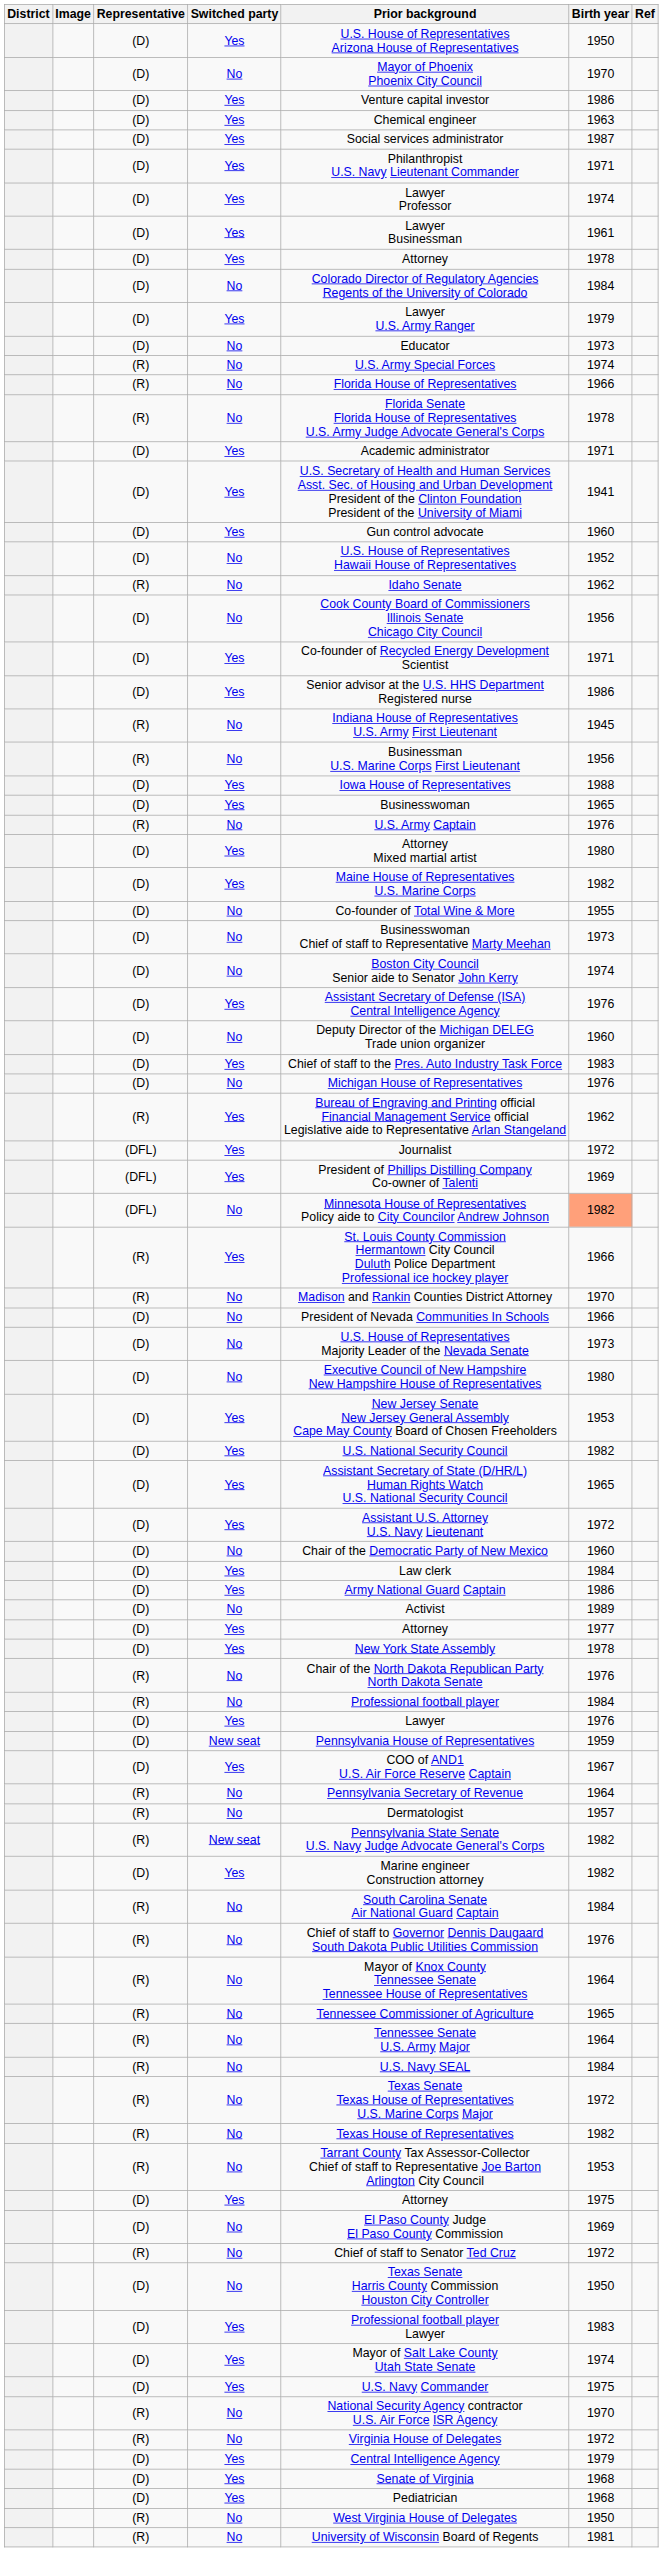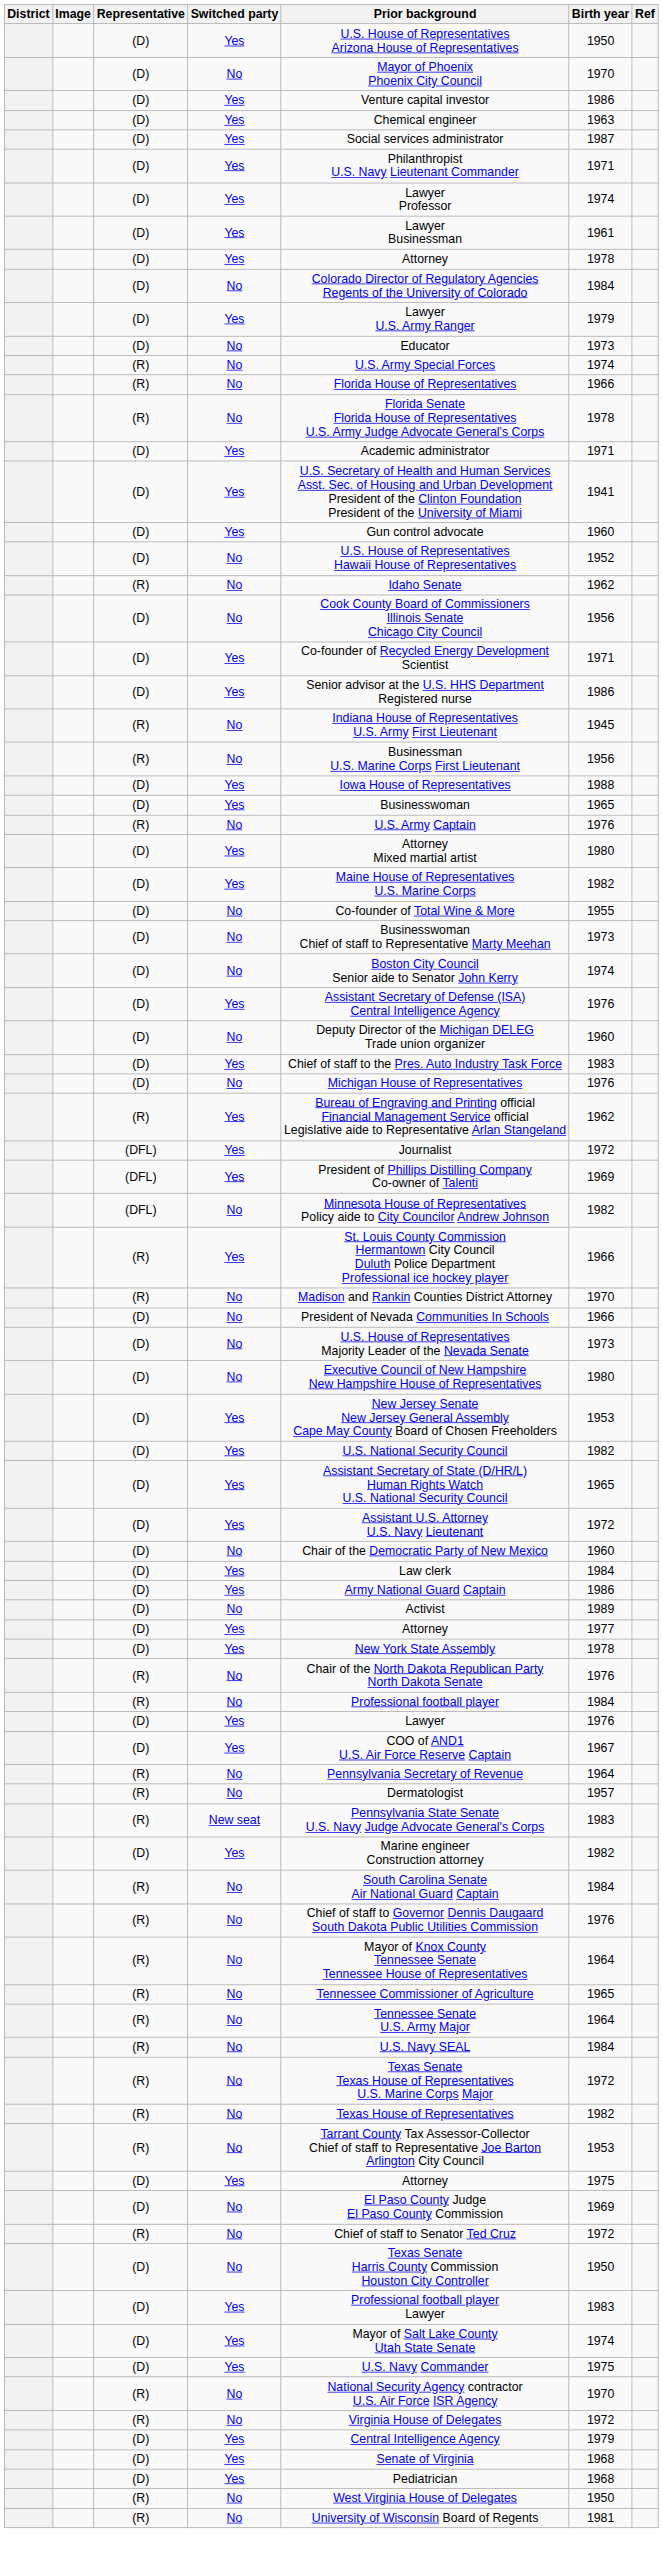(601, 1210) lightsalmon background -> (601, 1210) no background
- row: (141, 1740)
(601, 1839) 1982 -> (601, 1820) 1983
